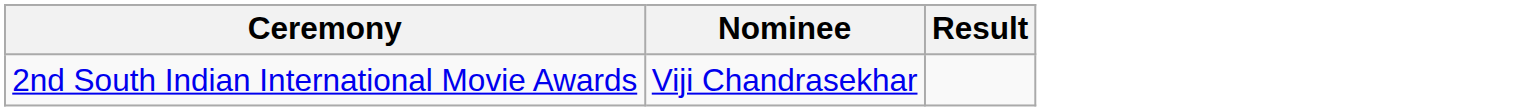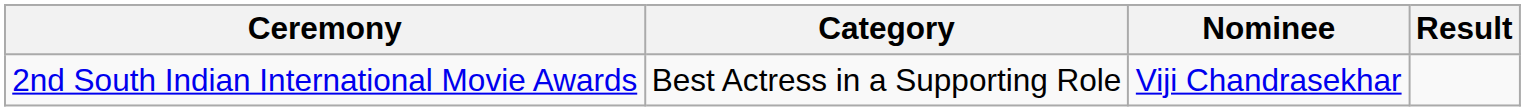+ column: (887, 29)
